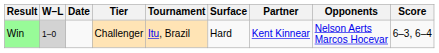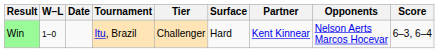columns swapped: (177, 12) <-> (119, 12)
(49, 34) lightgrey background -> (49, 34) no background
